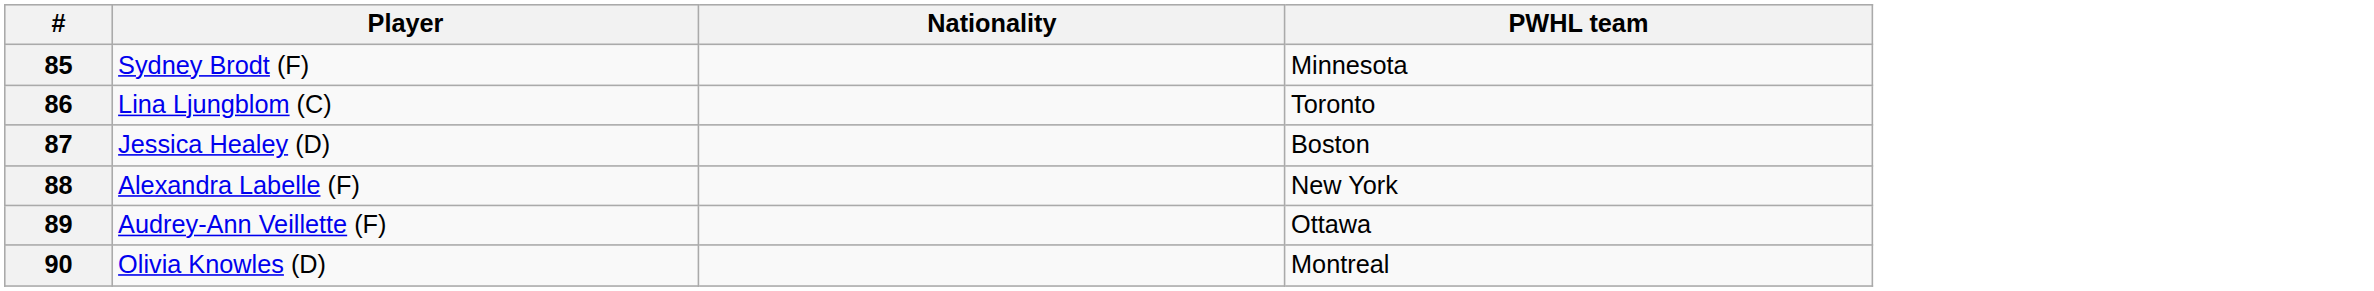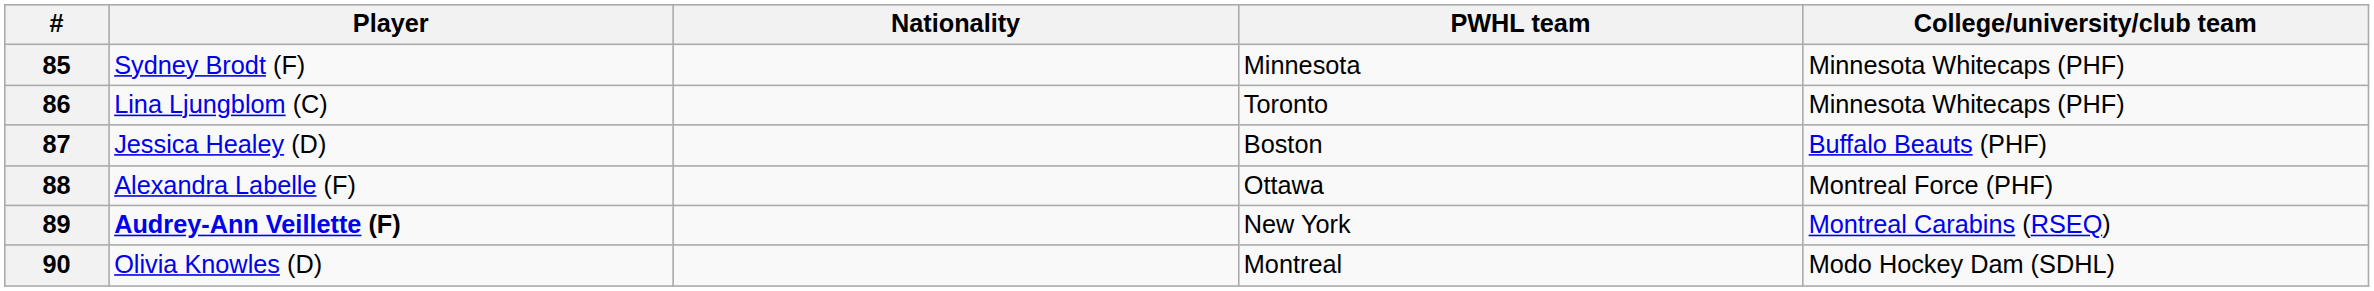+ column: (2085, 24)
(1344, 184) New York -> (1284, 184) Ottawa
(252, 225) normal -> (257, 225) bold
(1331, 225) Ottawa -> (1297, 225) New York
